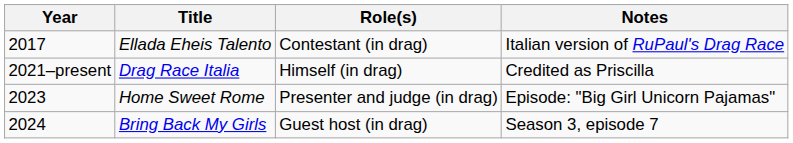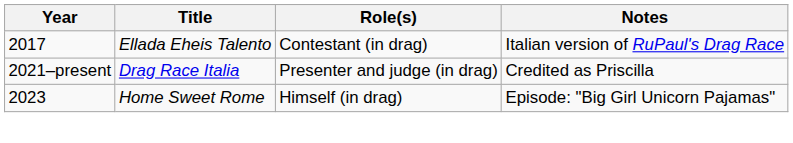(341, 71) Himself (in drag) -> (388, 71) Presenter and judge (in drag)
(388, 97) Presenter and judge (in drag) -> (341, 97) Himself (in drag)
- row: (193, 124)
